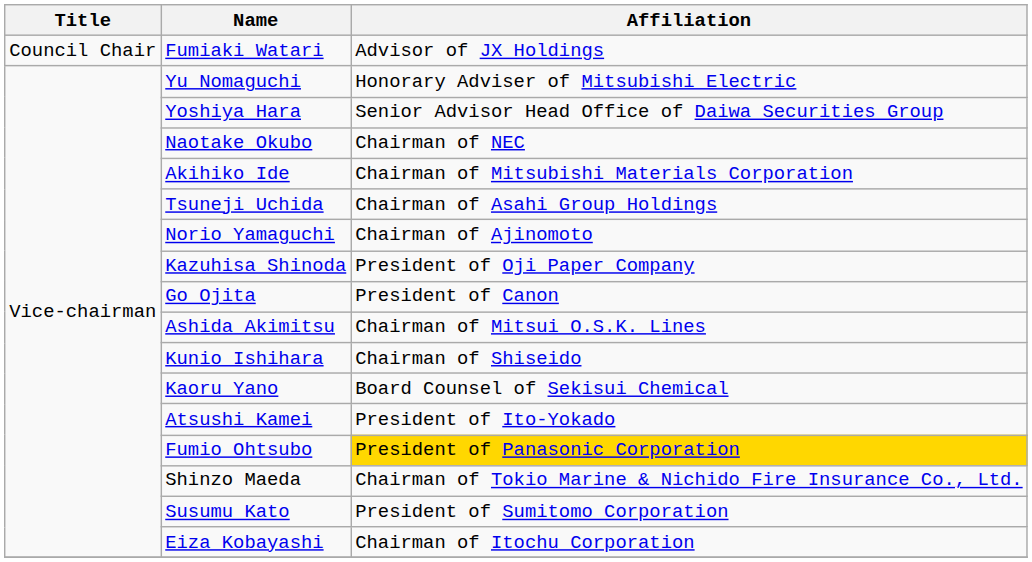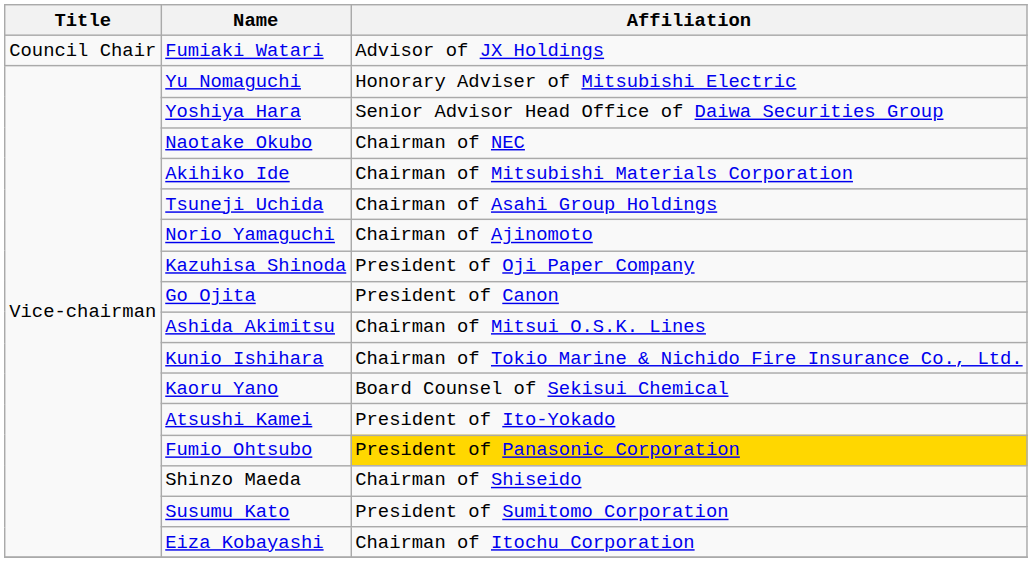(468, 358) Chairman of Shiseido -> (689, 358) Chairman of Tokio Marine & Nichido Fire Insurance Co., Ltd.
(689, 481) Chairman of Tokio Marine & Nichido Fire Insurance Co., Ltd. -> (468, 481) Chairman of Shiseido
